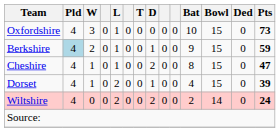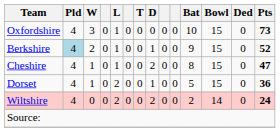(265, 48) 59 -> (265, 48) 52
(191, 83) 4 -> (191, 83) 5
(265, 83) 39 -> (265, 83) 36
